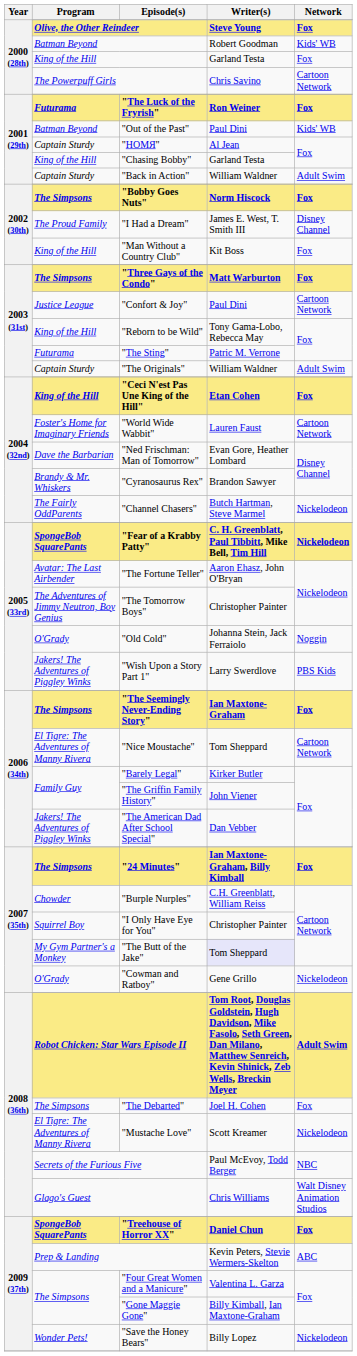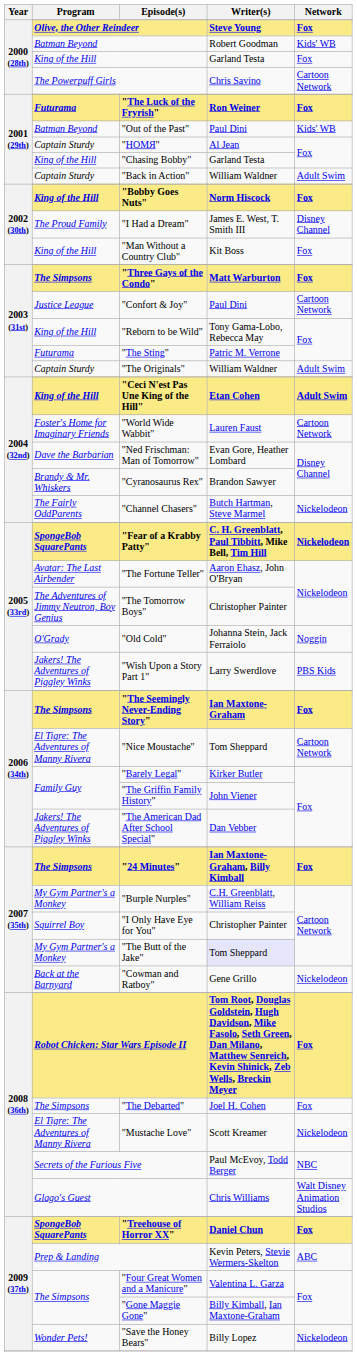(63, 197) The Simpsons -> (66, 197) King of the Hill
(305, 395) Fox -> (322, 395) Adult Swim
(52, 898) Chowder -> (75, 898) My Gym Partner's a Monkey
(52, 979) O'Grady -> (57, 979) Back at the Barnyard
(322, 1045) Adult Swim -> (305, 1045) Fox
